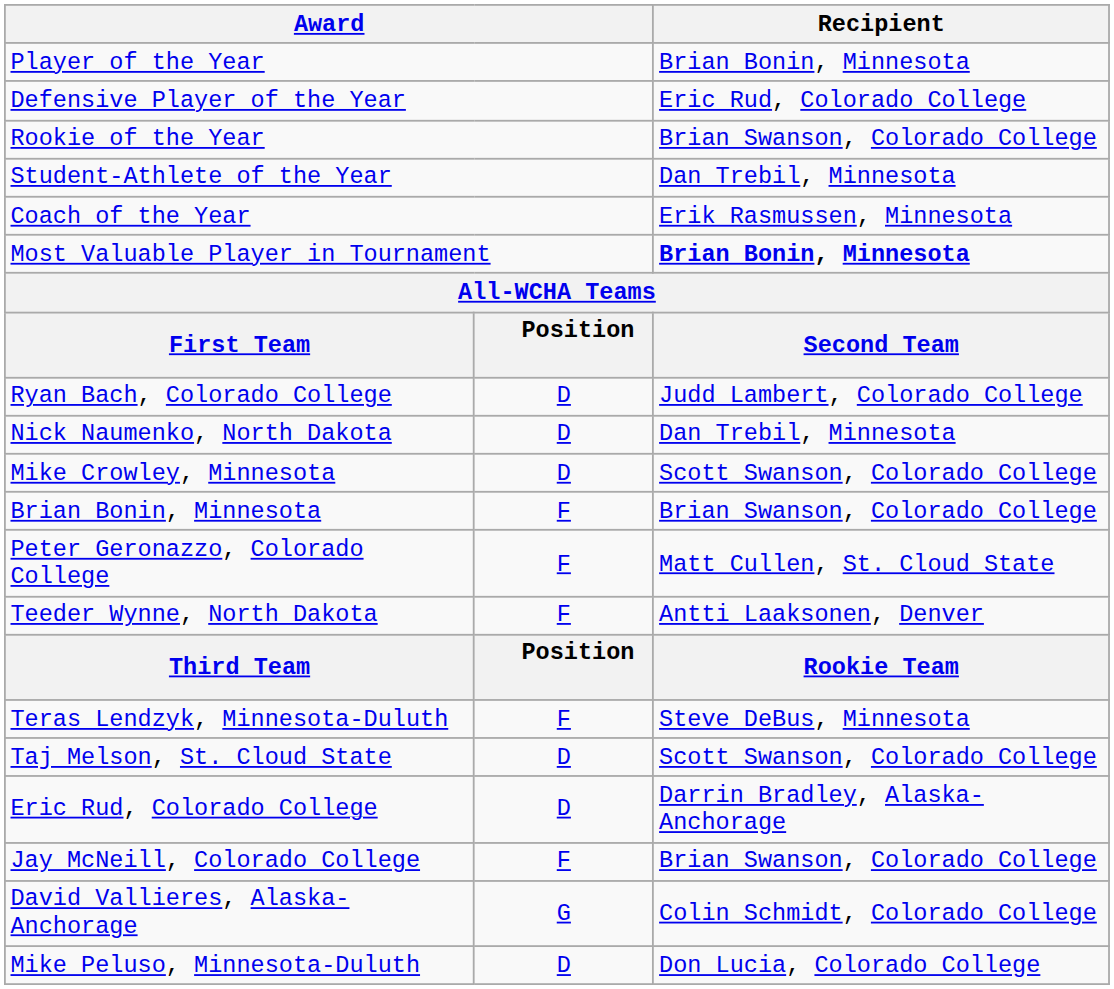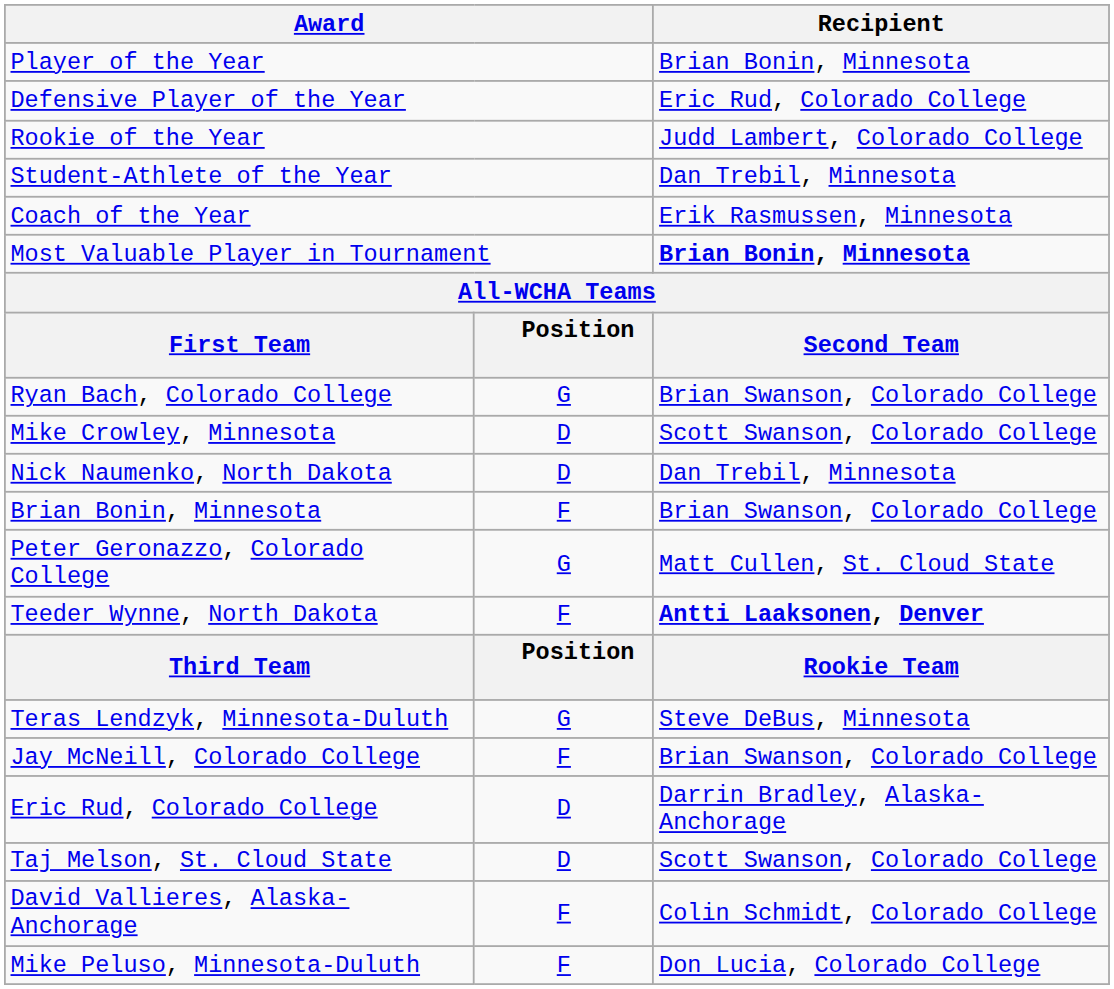(878, 139) Brian Swanson, Colorado College -> (871, 139) Judd Lambert, Colorado College
(564, 396) D -> (564, 396) G
(871, 396) Judd Lambert, Colorado College -> (878, 396) Brian Swanson, Colorado College
rows swapped: (173, 473) <-> (201, 435)
(564, 563) F -> (564, 563) G
(821, 615) normal -> (821, 615) bold
(564, 719) F -> (564, 719) G
rows swapped: (201, 757) <-> (215, 861)
(564, 913) G -> (564, 913) F
(564, 965) D -> (564, 965) F
